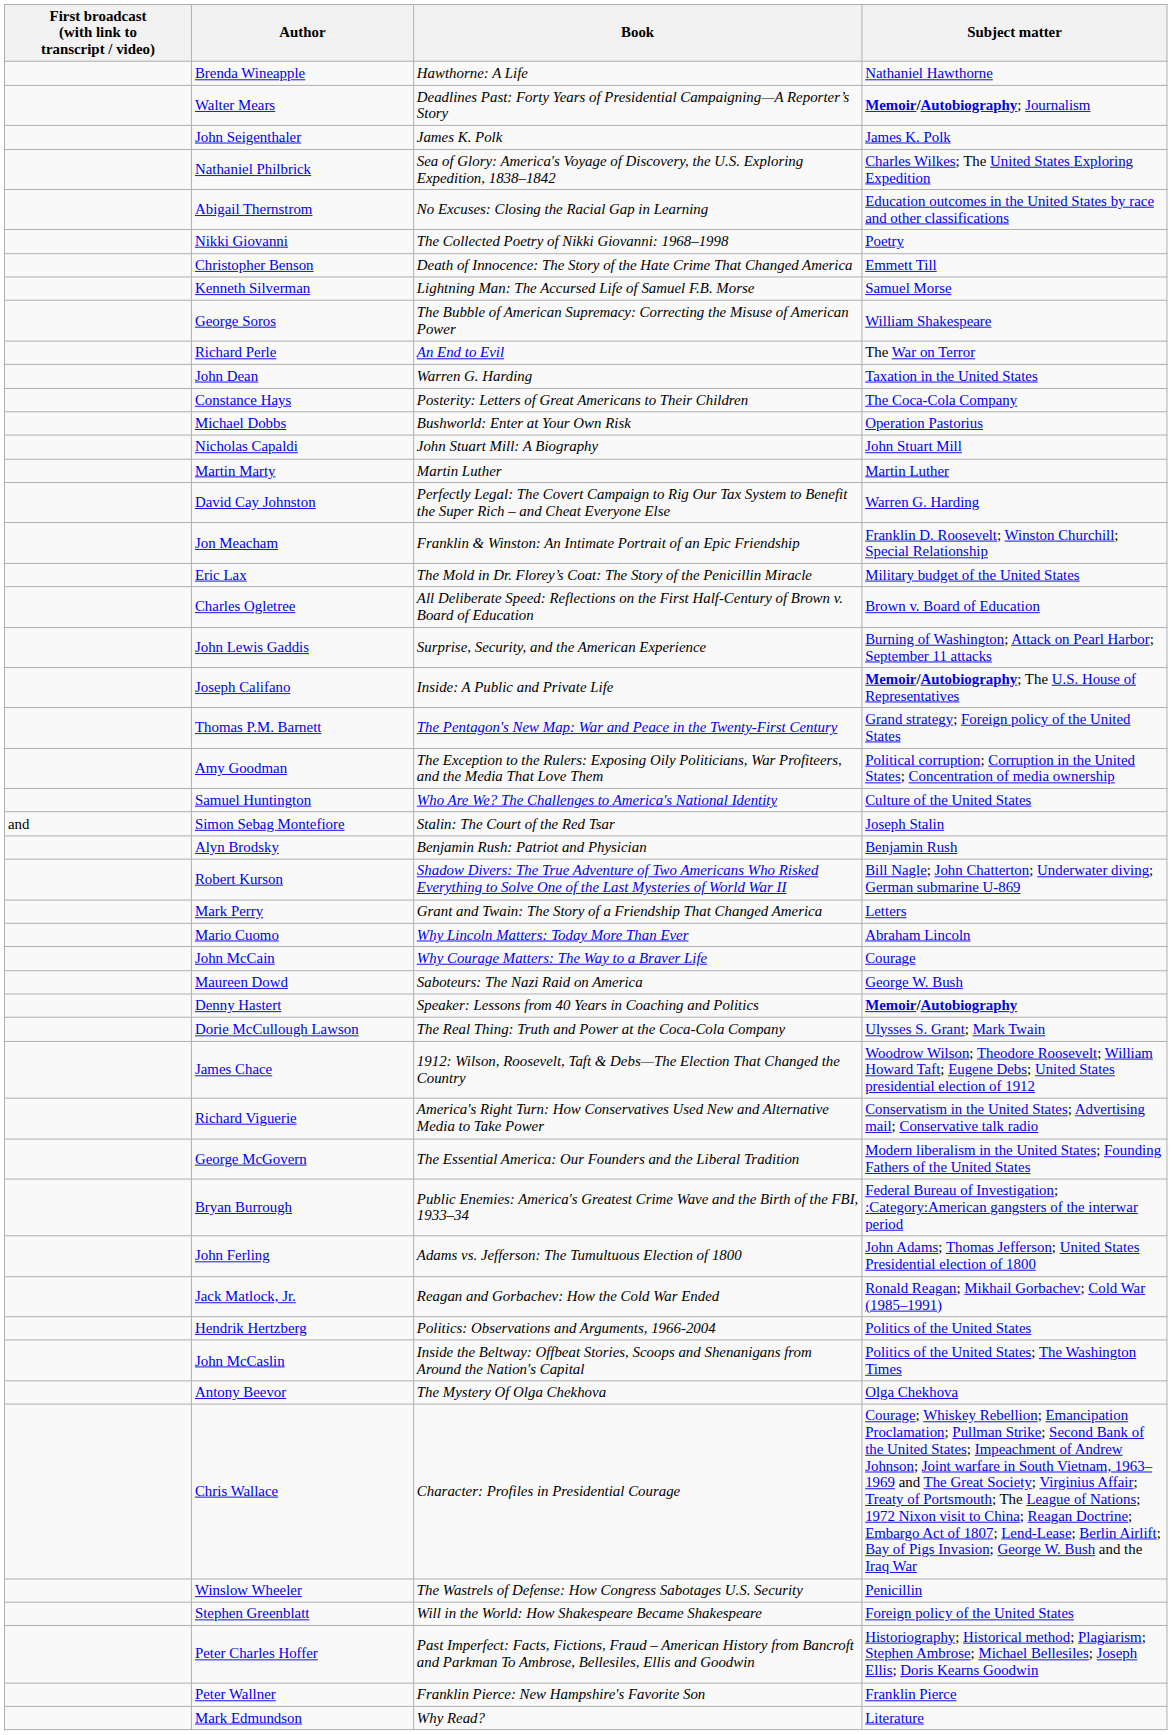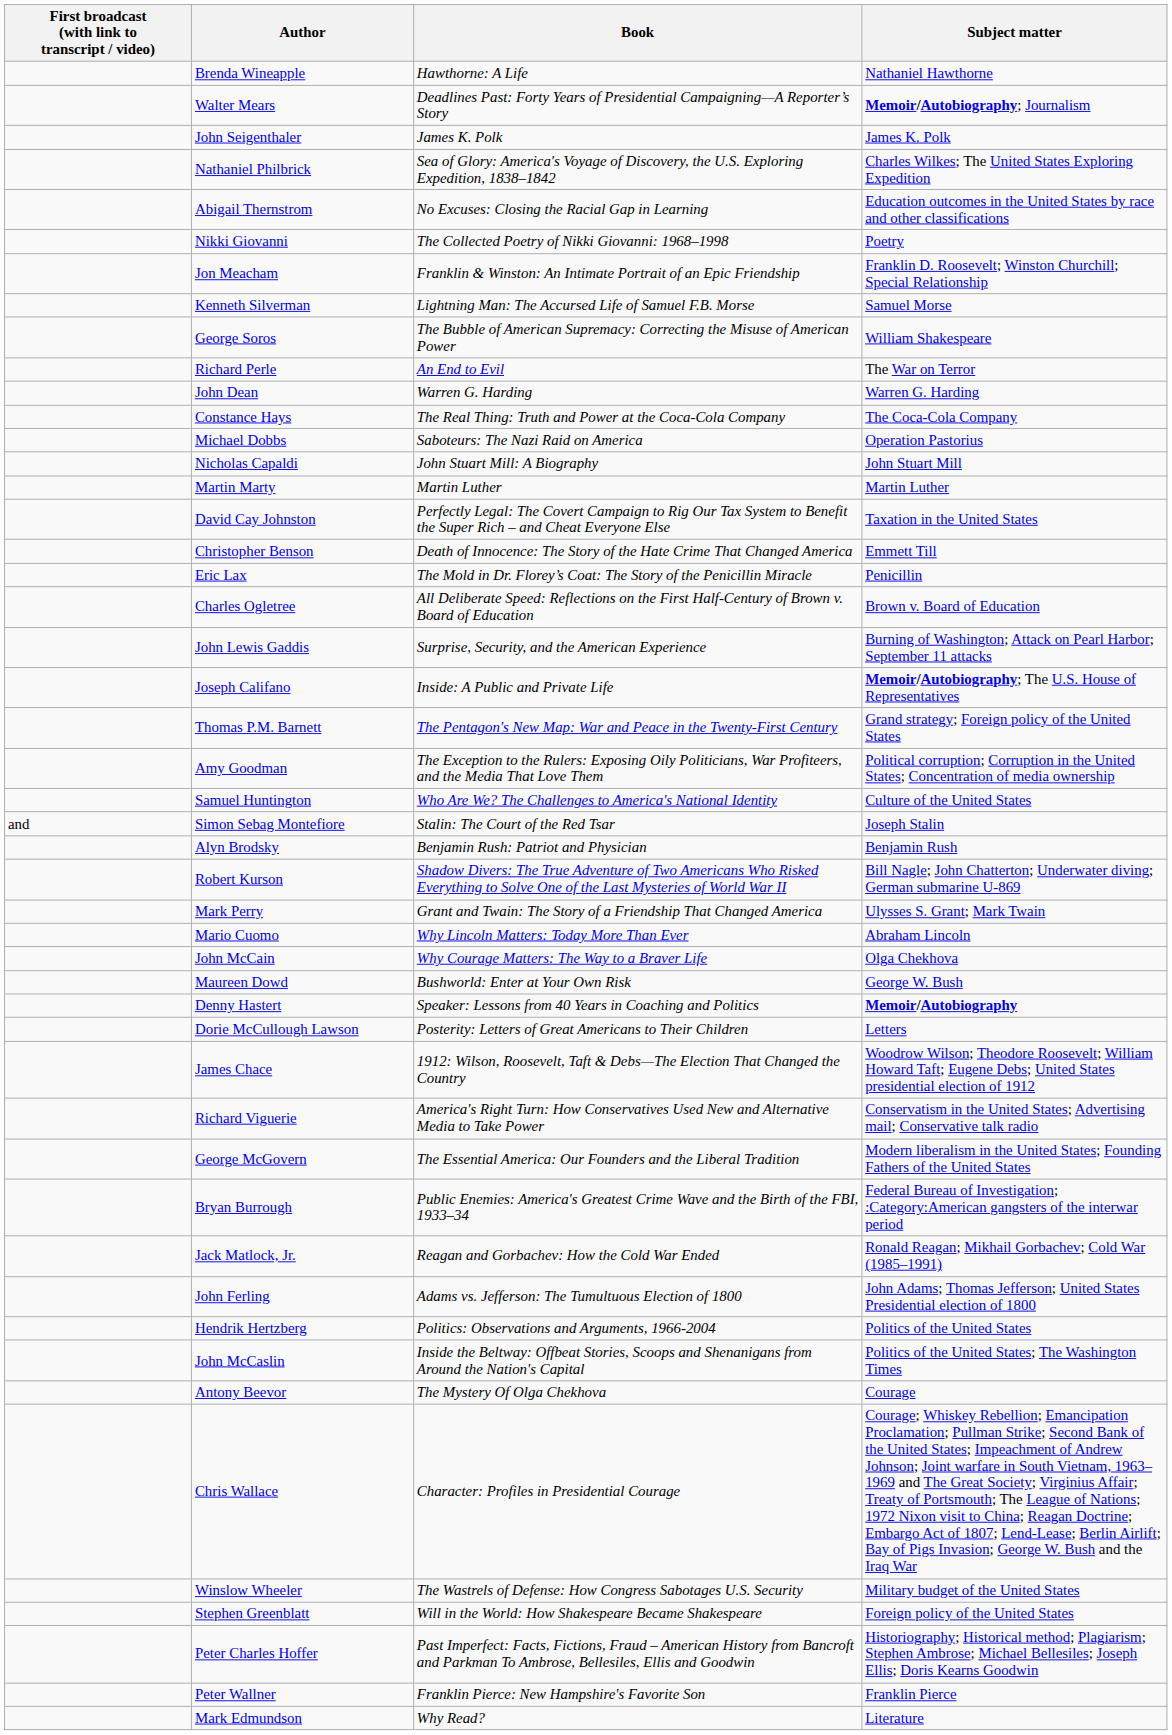rows swapped: (236, 543) <-> (254, 265)
(951, 376) Taxation in the United States -> (922, 393) Warren G. Harding
(582, 399) Posterity: Letters of Great Americans to Their Children -> (601, 416) The Real Thing: Truth and Power at the Coca-Cola Company
(524, 423) Bushworld: Enter at Your Own Risk -> (530, 440) Saboteurs: The Nazi Raid on America
(922, 502) Warren G. Harding -> (951, 519) Taxation in the United States
(972, 574) Military budget of the United States -> (894, 574) Penicillin
(886, 911) Letters -> (955, 911) Ulysses S. Grant; Mark Twain
(890, 958) Courage -> (912, 958) Olga Chekhova
(530, 982) Saboteurs: The Nazi Raid on America -> (524, 982) Bushworld: Enter at Your Own Risk
(601, 1029) The Real Thing: Truth and Power at the Coca-Cola Company -> (582, 1029) Posterity: Letters of Great Americans to Their Children
(955, 1029) Ulysses S. Grant; Mark Twain -> (886, 1029) Letters
rows swapped: (245, 1296) <-> (232, 1256)
(912, 1392) Olga Chekhova -> (890, 1392) Courage
(894, 1590) Penicillin -> (972, 1590) Military budget of the United States
